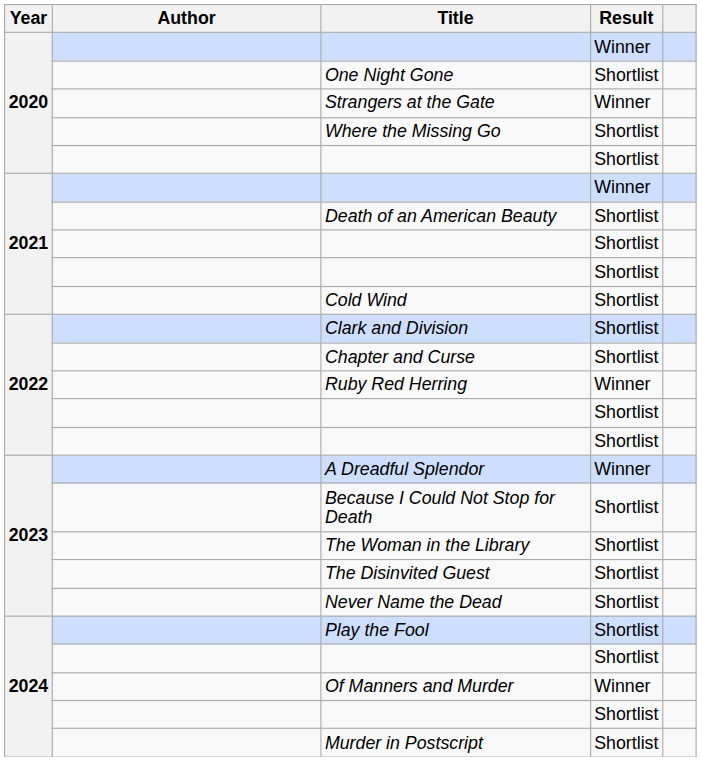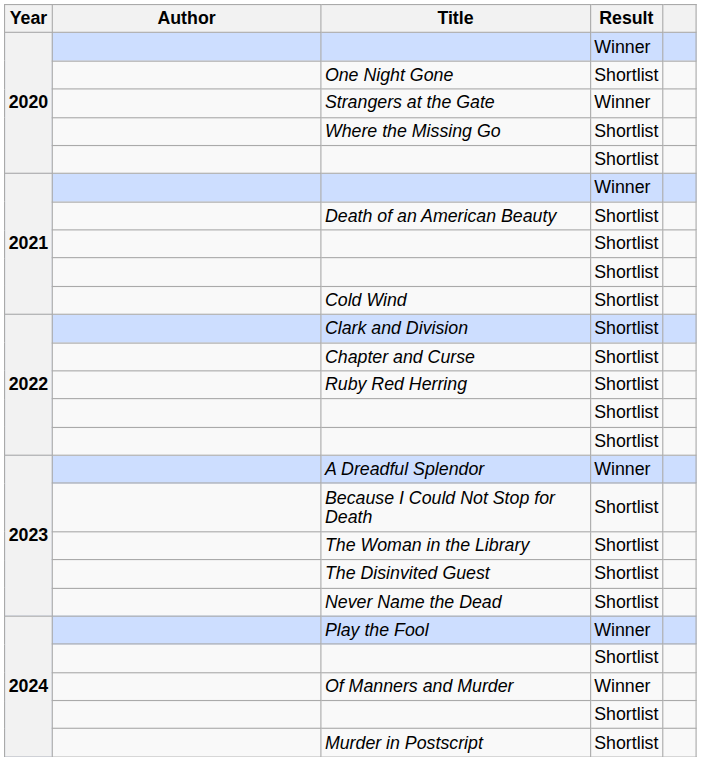(622, 384) Winner -> (626, 384) Shortlist
(626, 630) Shortlist -> (622, 630) Winner
